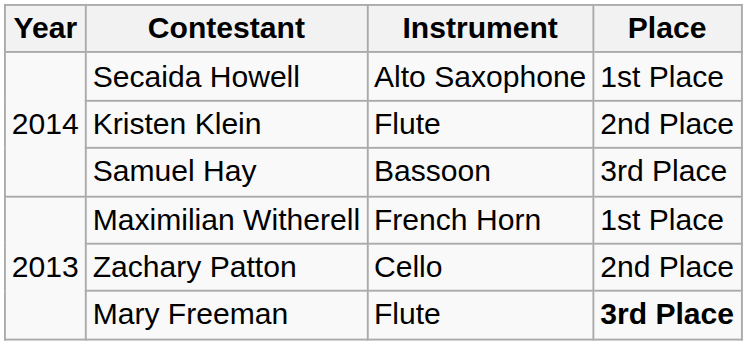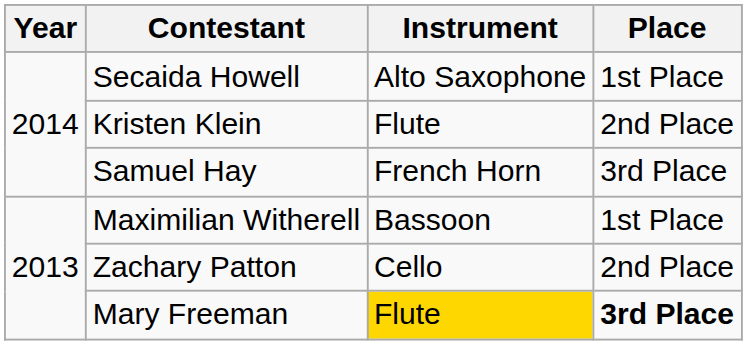(432, 171) Bassoon -> (458, 171) French Horn
(458, 219) French Horn -> (432, 219) Bassoon
(407, 314) no background -> (407, 314) gold background
